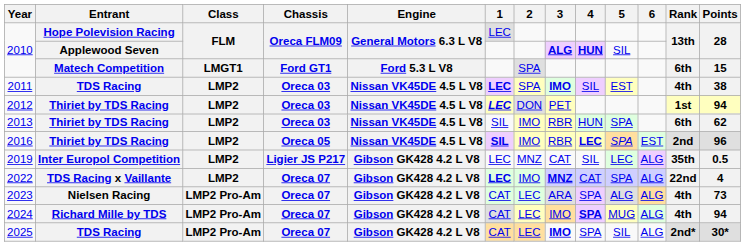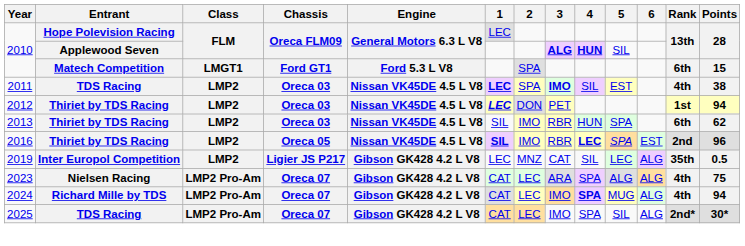- row: (20, 178)
(720, 196) 73 -> (720, 178) 75
(560, 232) bold -> (560, 214) normal
